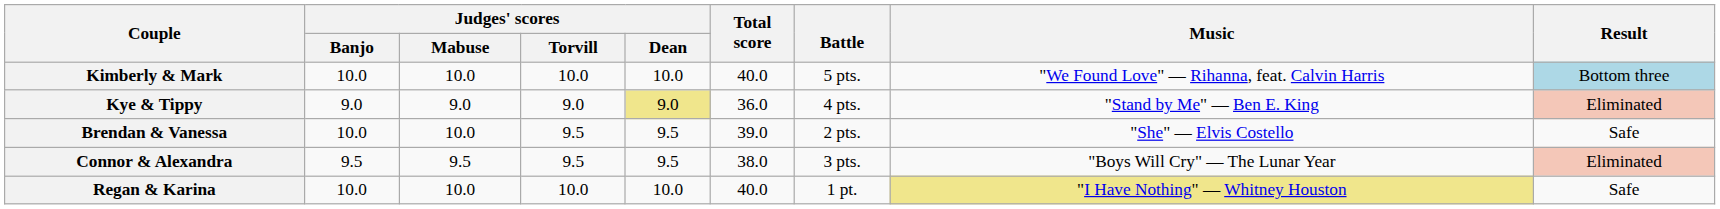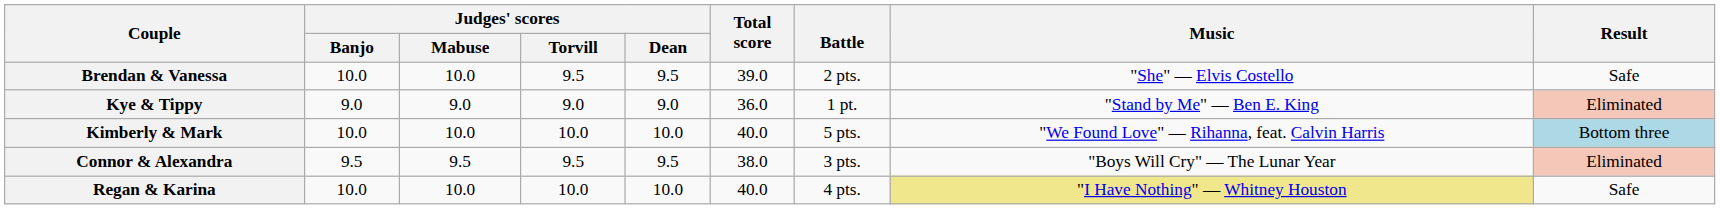rows swapped: (154, 133) <-> (154, 76)
(668, 104) khaki background -> (668, 104) no background
(842, 104) 4 pts. -> (842, 104) 1 pt.
(842, 190) 1 pt. -> (842, 190) 4 pts.
